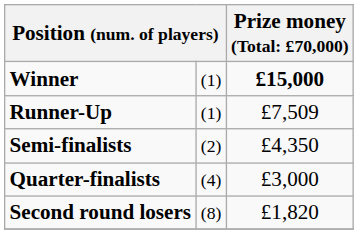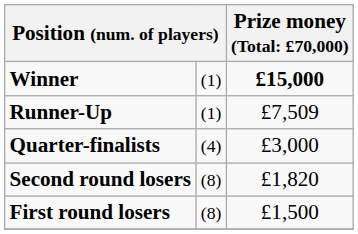- row: (71, 145)
+ row: (90, 212)
